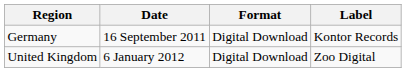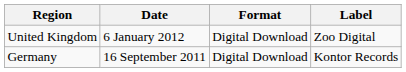rows swapped: (32, 36) <-> (52, 57)
